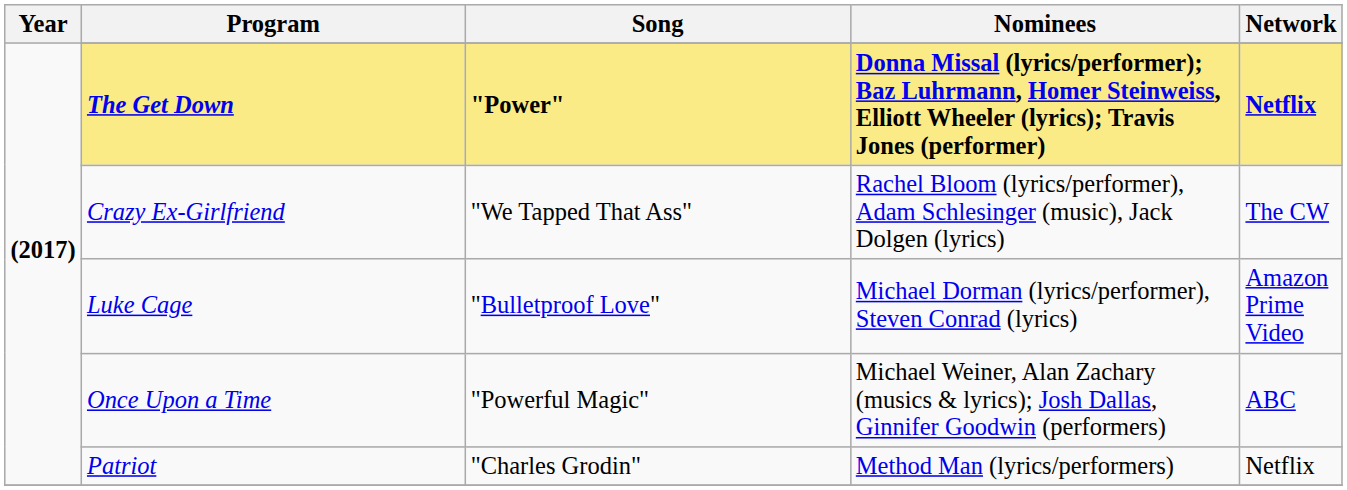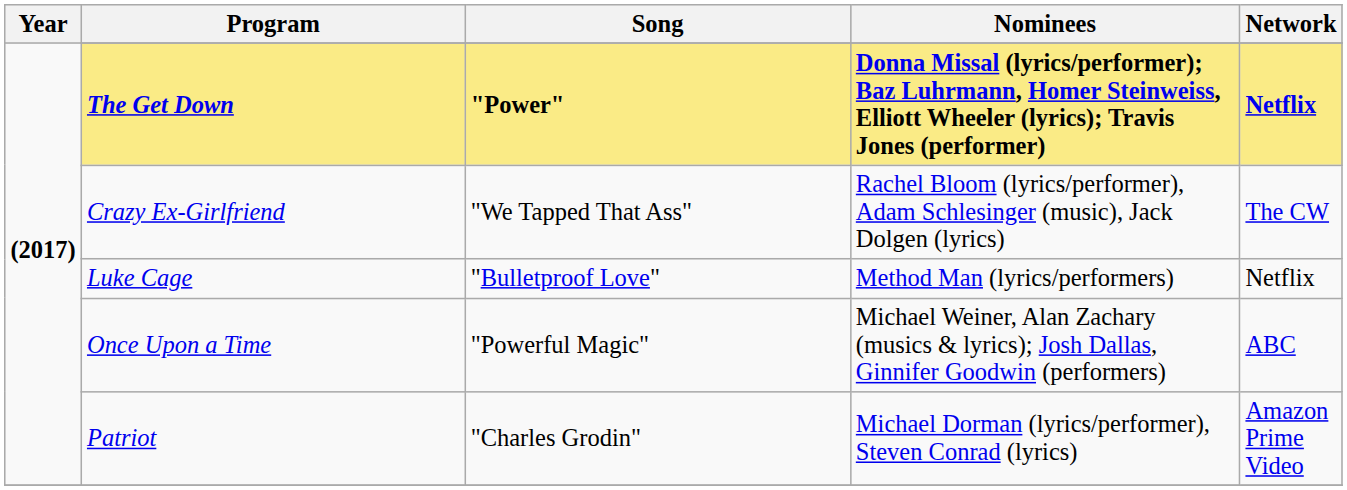(1033, 305) Michael Dorman (lyrics/performer), Steven Conrad (lyrics) -> (1015, 278) Method Man (lyrics/performers)
(1287, 305) Amazon Prime Video -> (1280, 278) Netflix
(1015, 465) Method Man (lyrics/performers) -> (1033, 438) Michael Dorman (lyrics/performer), Steven Conrad (lyrics)
(1280, 465) Netflix -> (1287, 438) Amazon Prime Video
